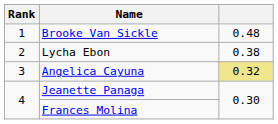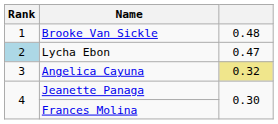(22, 52) no background -> (22, 52) lightblue background
(246, 52) 0.38 -> (246, 52) 0.47
